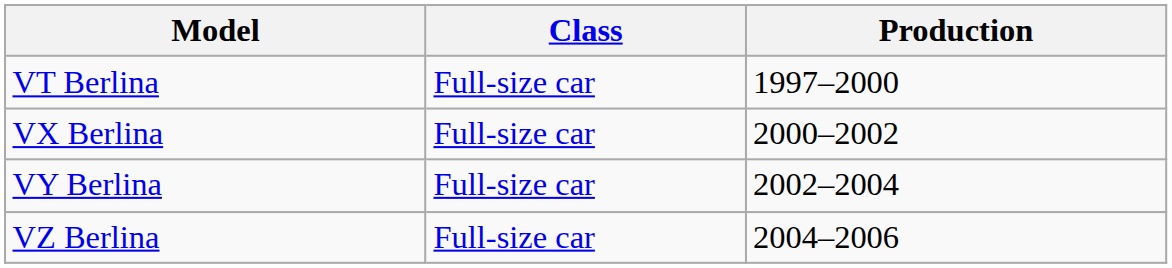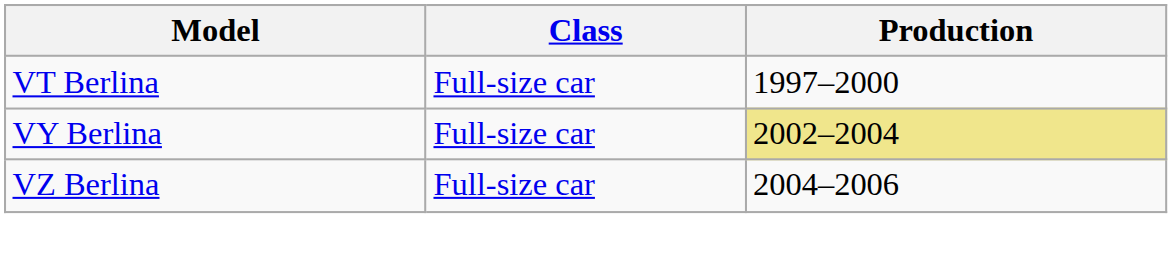- row: (88, 133)
(826, 184) no background -> (826, 133) khaki background
